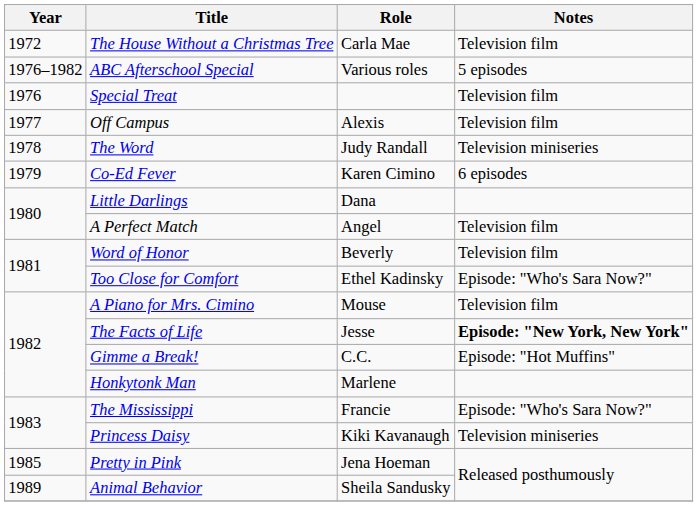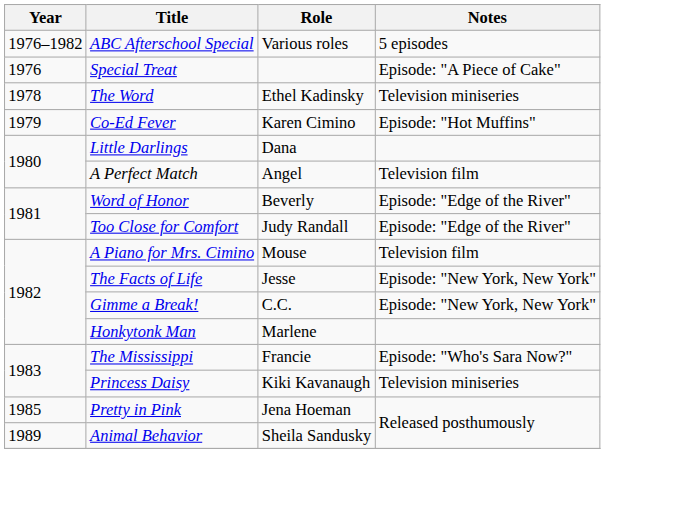- row: (212, 43)
(508, 95) Television film -> (470, 69) Episode: "A Piece of Cake"
- row: (130, 122)
(384, 148) Judy Randall -> (313, 95) Ethel Kadinsky
(493, 174) 6 episodes -> (457, 122) Episode: "Hot Muffins"
(508, 252) Television film -> (475, 200) Episode: "Edge of the River"
(392, 278) Ethel Kadinsky -> (305, 226) Judy Randall
(555, 278) Episode: "Who's Sara Now?" -> (475, 226) Episode: "Edge of the River"
(574, 331) bold -> (487, 278) normal
(537, 357) Episode: "Hot Muffins" -> (487, 305) Episode: "New York, New York"
